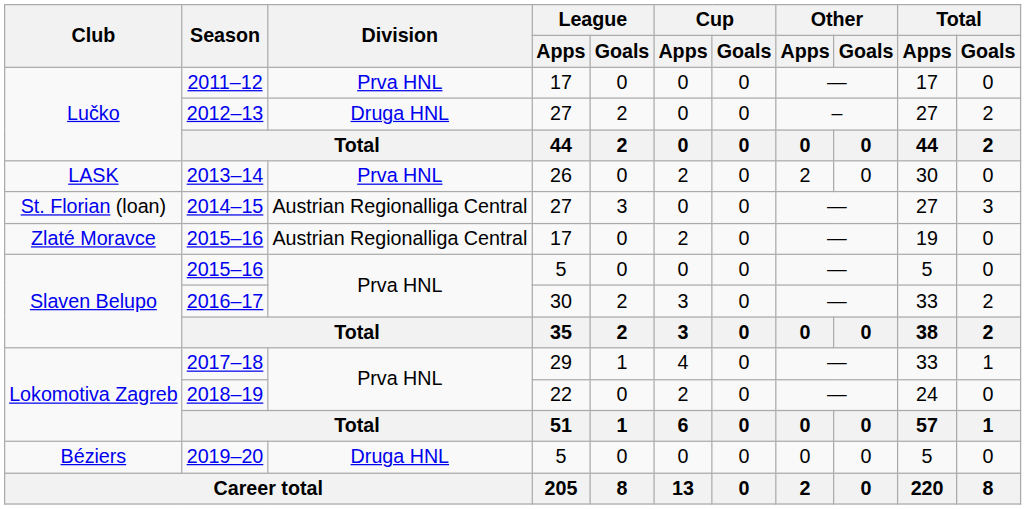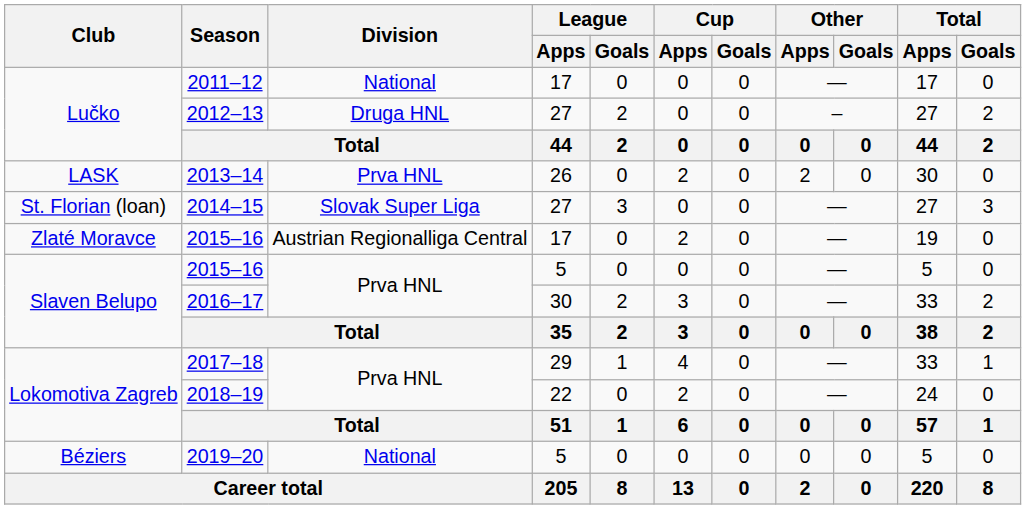(400, 82) Prva HNL -> (400, 82) National
(400, 207) Austrian Regionalliga Central -> (400, 207) Slovak Super Liga
(400, 457) Druga HNL -> (400, 457) National
